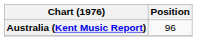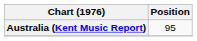(170, 28) 96 -> (170, 28) 95
